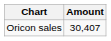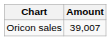(85, 28) 30,407 -> (85, 28) 39,007
